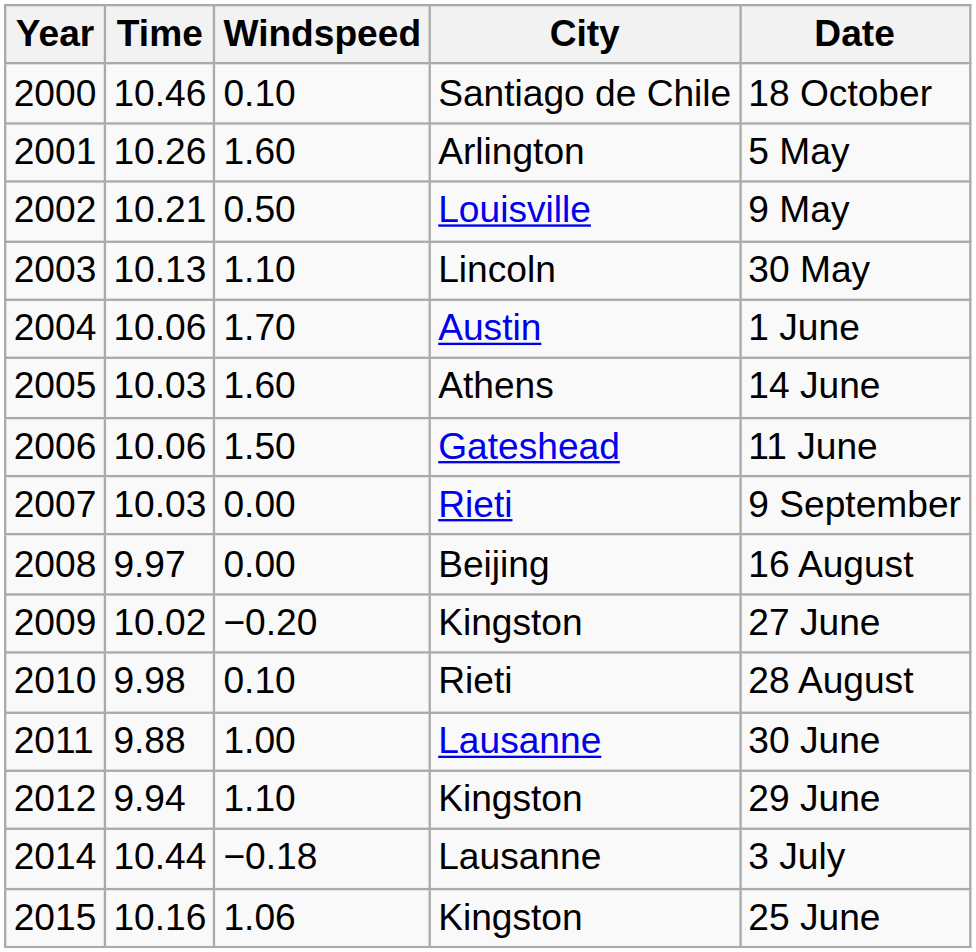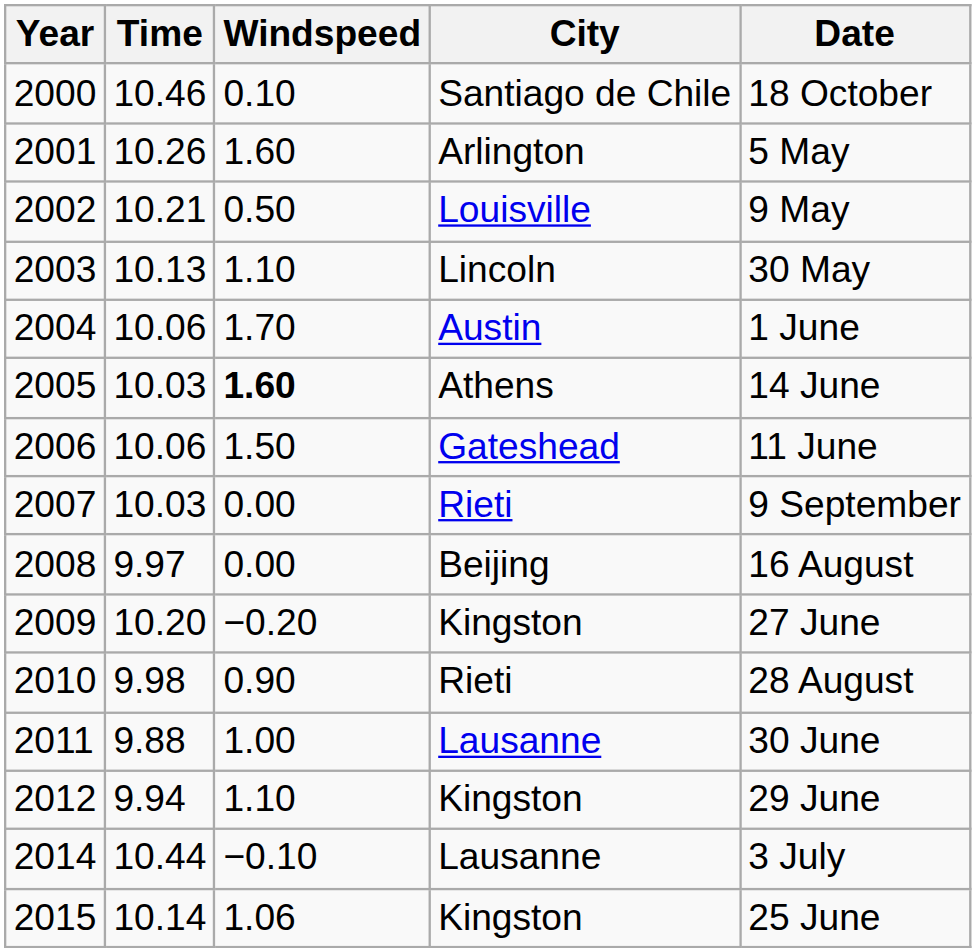(260, 387) normal -> (260, 387) bold
(160, 622) 10.02 -> (160, 622) 10.20
(260, 681) 0.10 -> (260, 681) 0.90
(270, 858) −0.18 -> (270, 858) −0.10
(160, 916) 10.16 -> (160, 916) 10.14
